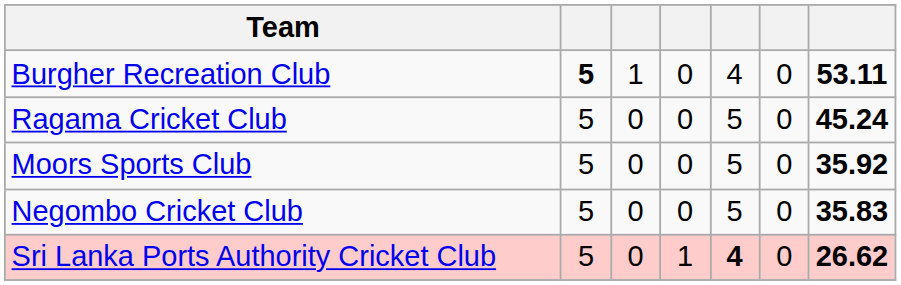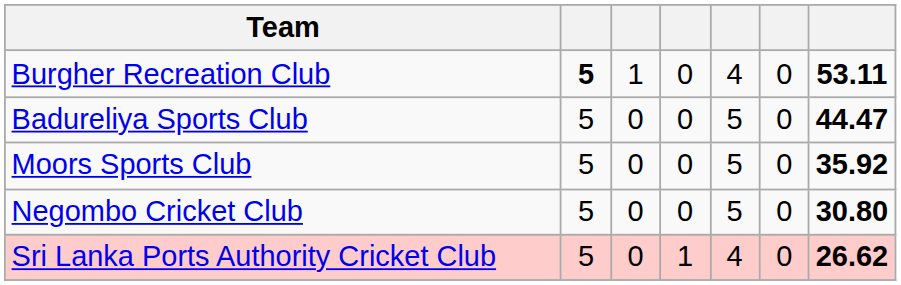- row: (149, 119)
+ row: (160, 119)
(852, 211) 35.83 -> (852, 211) 30.80
(735, 257) bold -> (735, 257) normal
